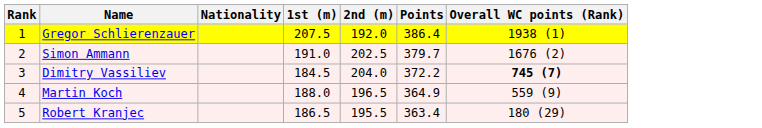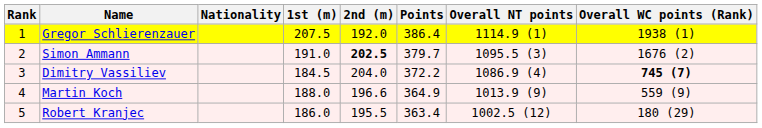+ column: (511, 14)
(369, 54) normal -> (369, 54) bold
(369, 93) 196.5 -> (369, 93) 196.6
(312, 113) 186.5 -> (312, 113) 186.0
